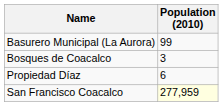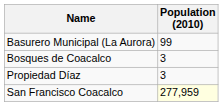(163, 76) 6 -> (163, 76) 3
